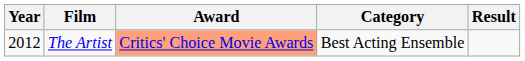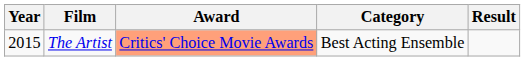(24, 42) 2012 -> (24, 42) 2015
